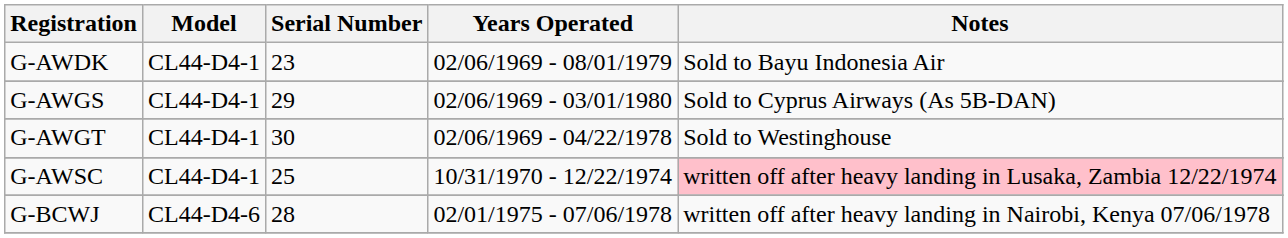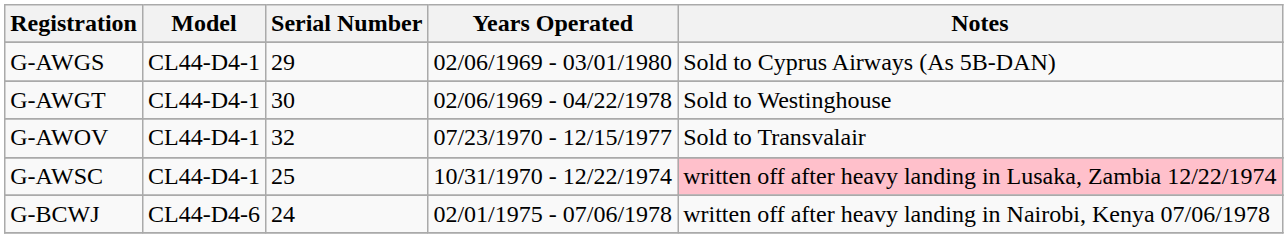- row: (59, 61)
+ row: (59, 137)
(283, 213) 28 -> (283, 213) 24
